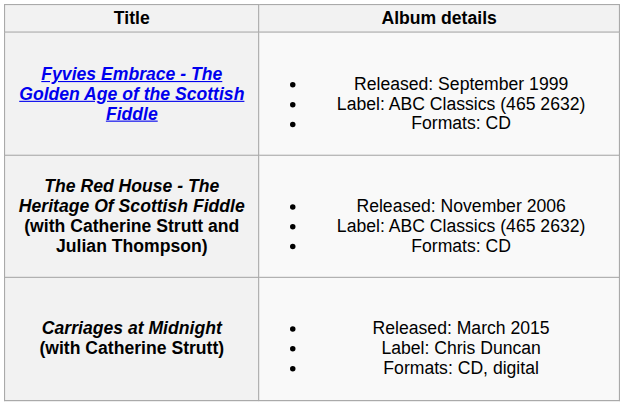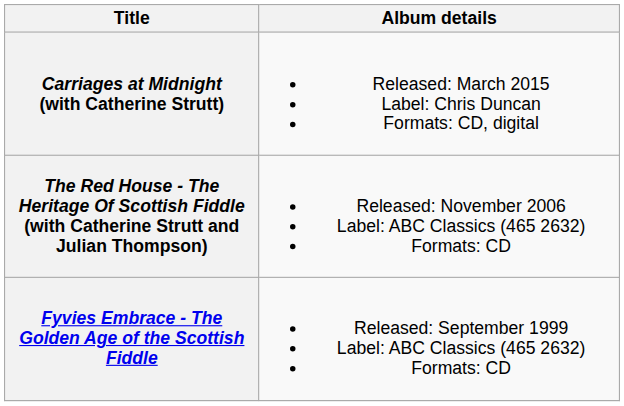rows swapped: (132, 93) <-> (132, 338)
